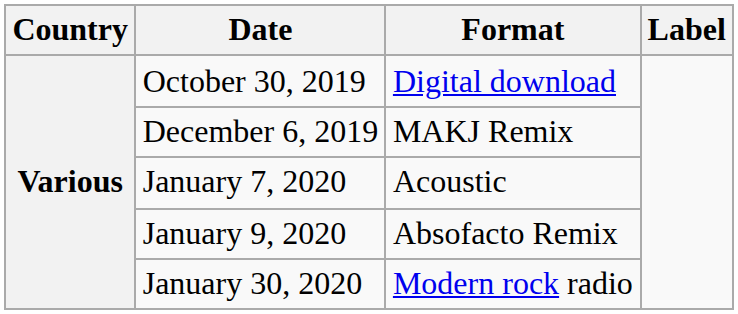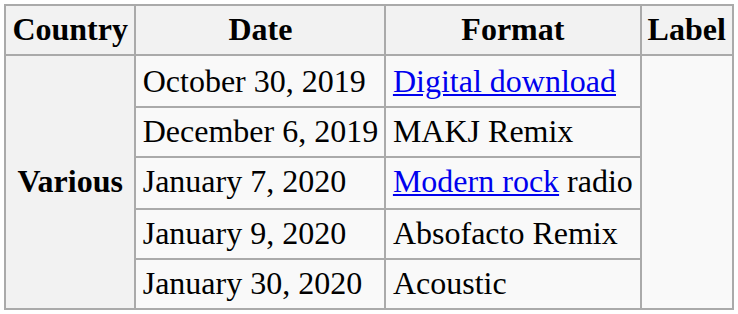(450, 182) Acoustic -> (513, 182) Modern rock radio
(513, 283) Modern rock radio -> (450, 283) Acoustic
